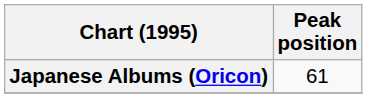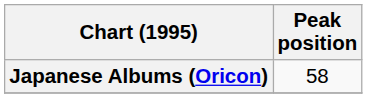(317, 76) 61 -> (317, 76) 58
